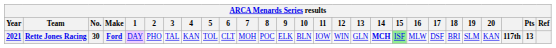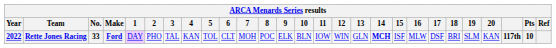(14, 37) 2021 -> (14, 37) 2022
(96, 37) 30 -> (96, 37) 33
(399, 37) lightgreen background -> (399, 37) no background
(529, 37) 13 -> (529, 37) 10
